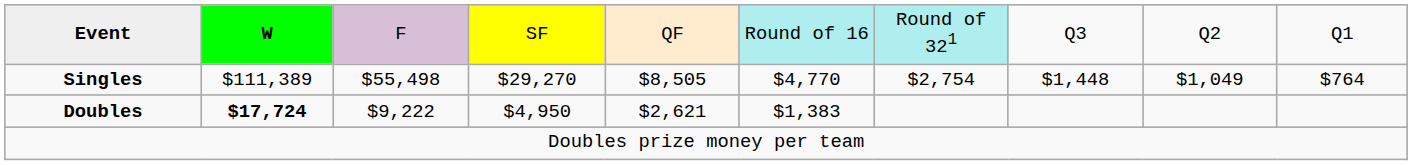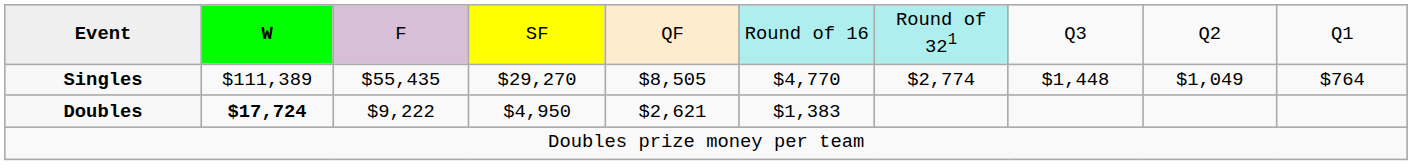(401, 79) $55,498 -> (401, 79) $55,435
(941, 79) $2,754 -> (941, 79) $2,774
